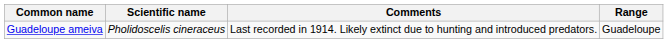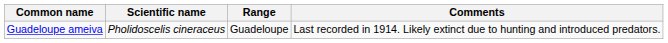columns swapped: (631, 13) <-> (414, 13)
